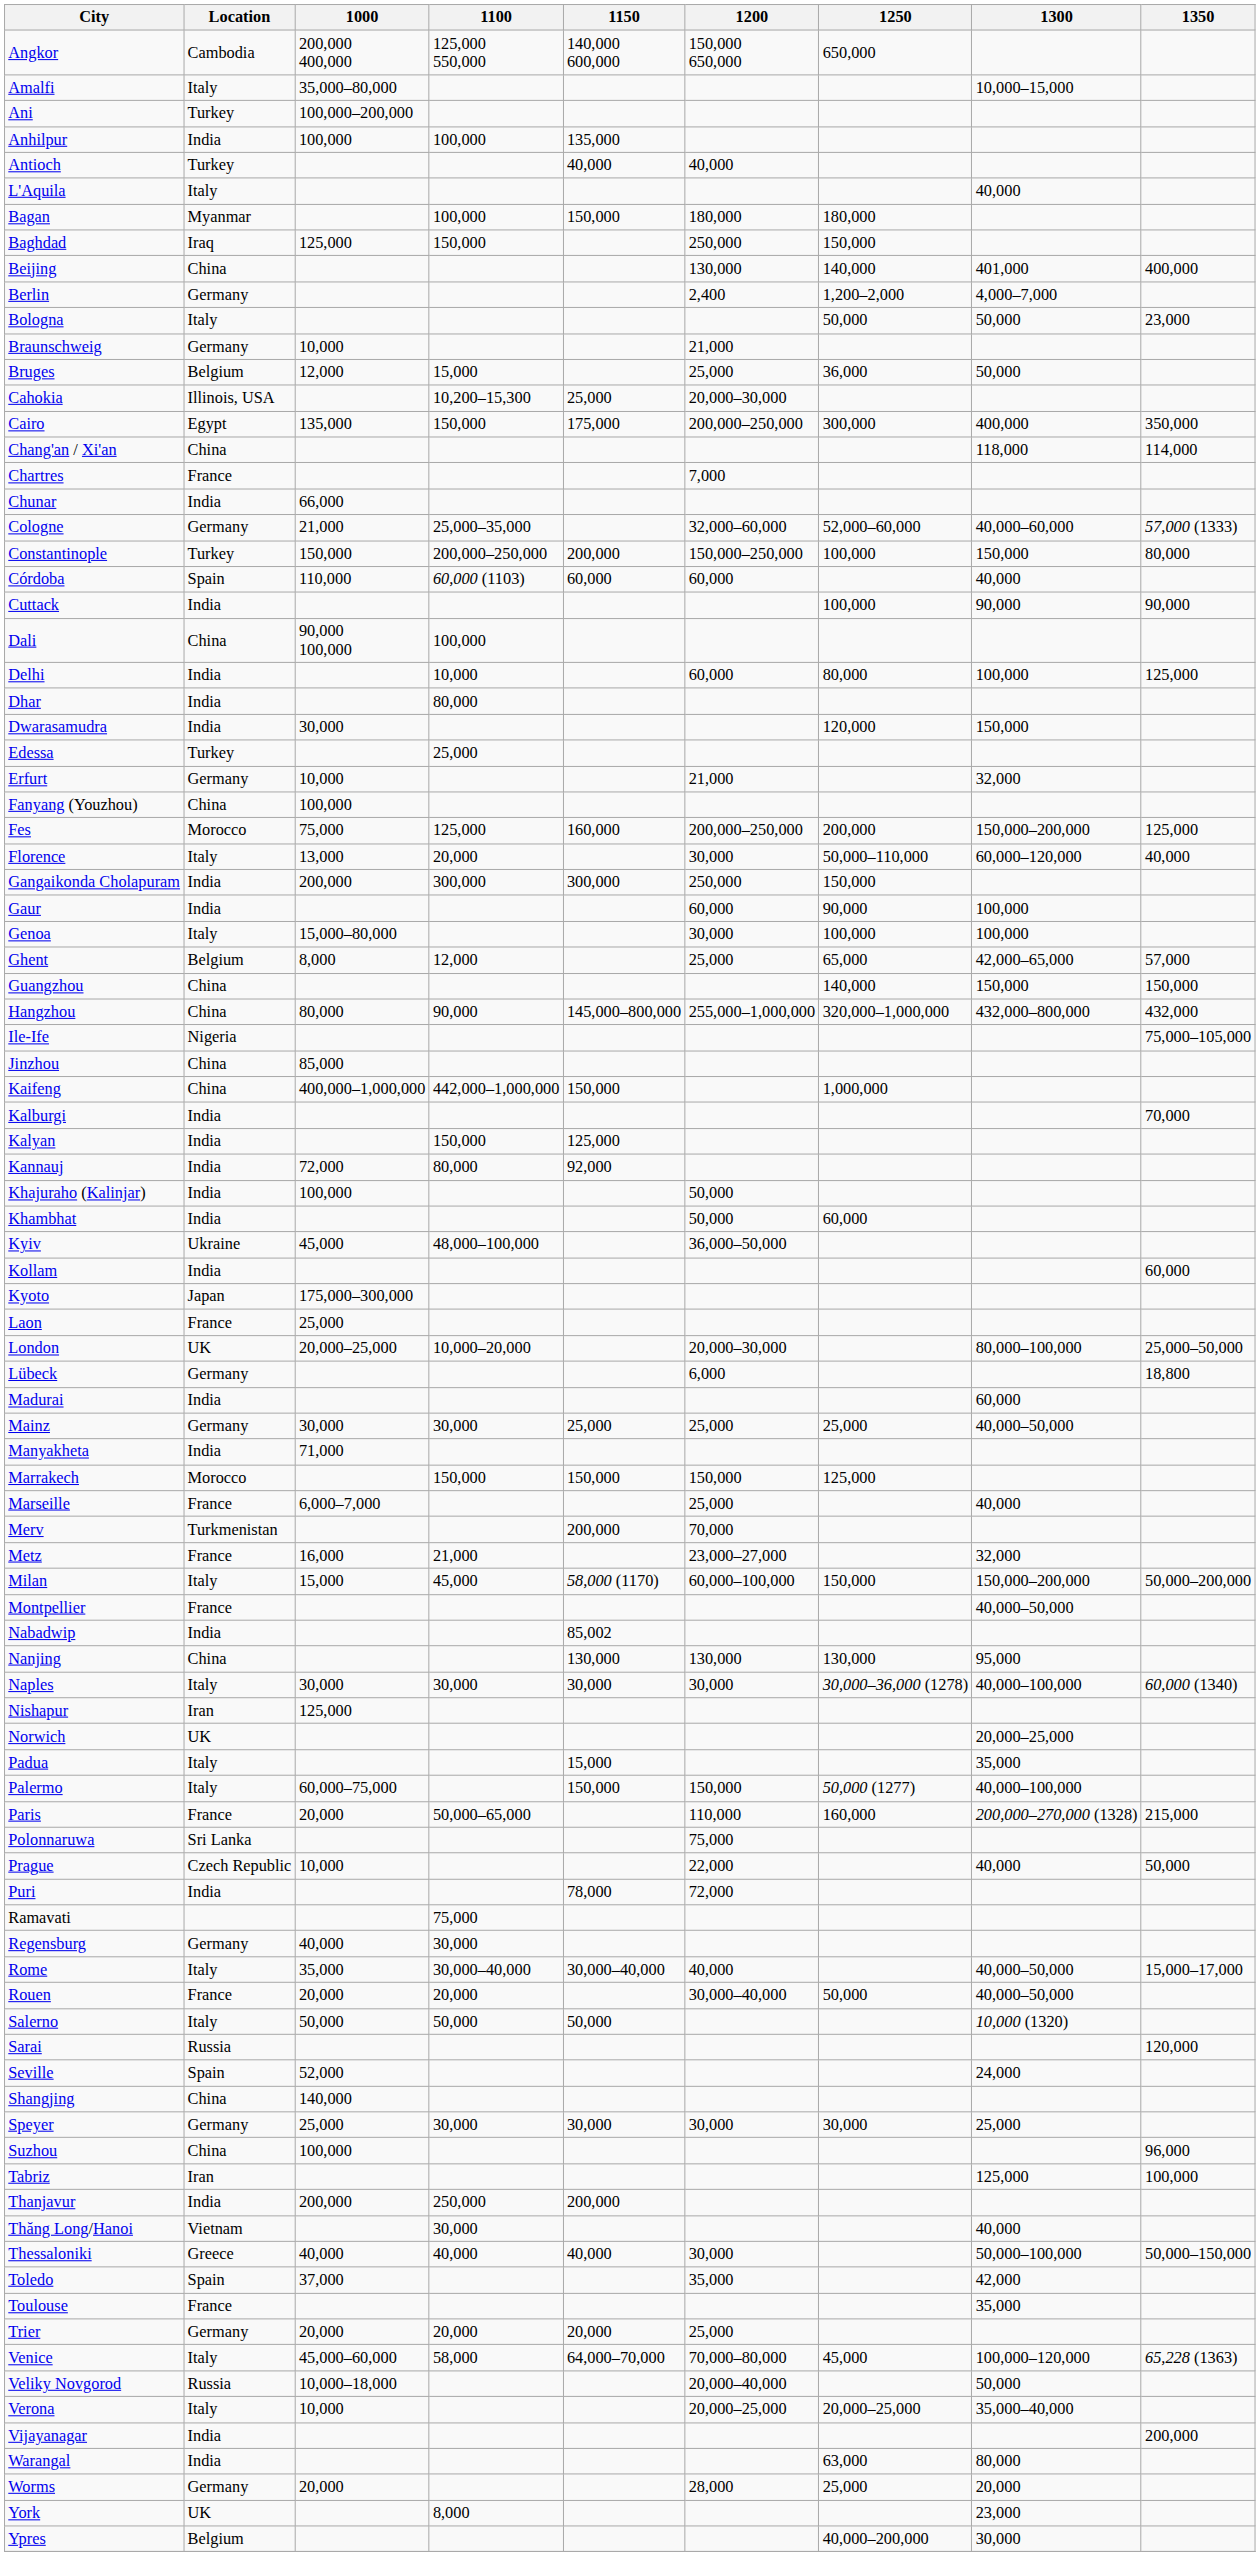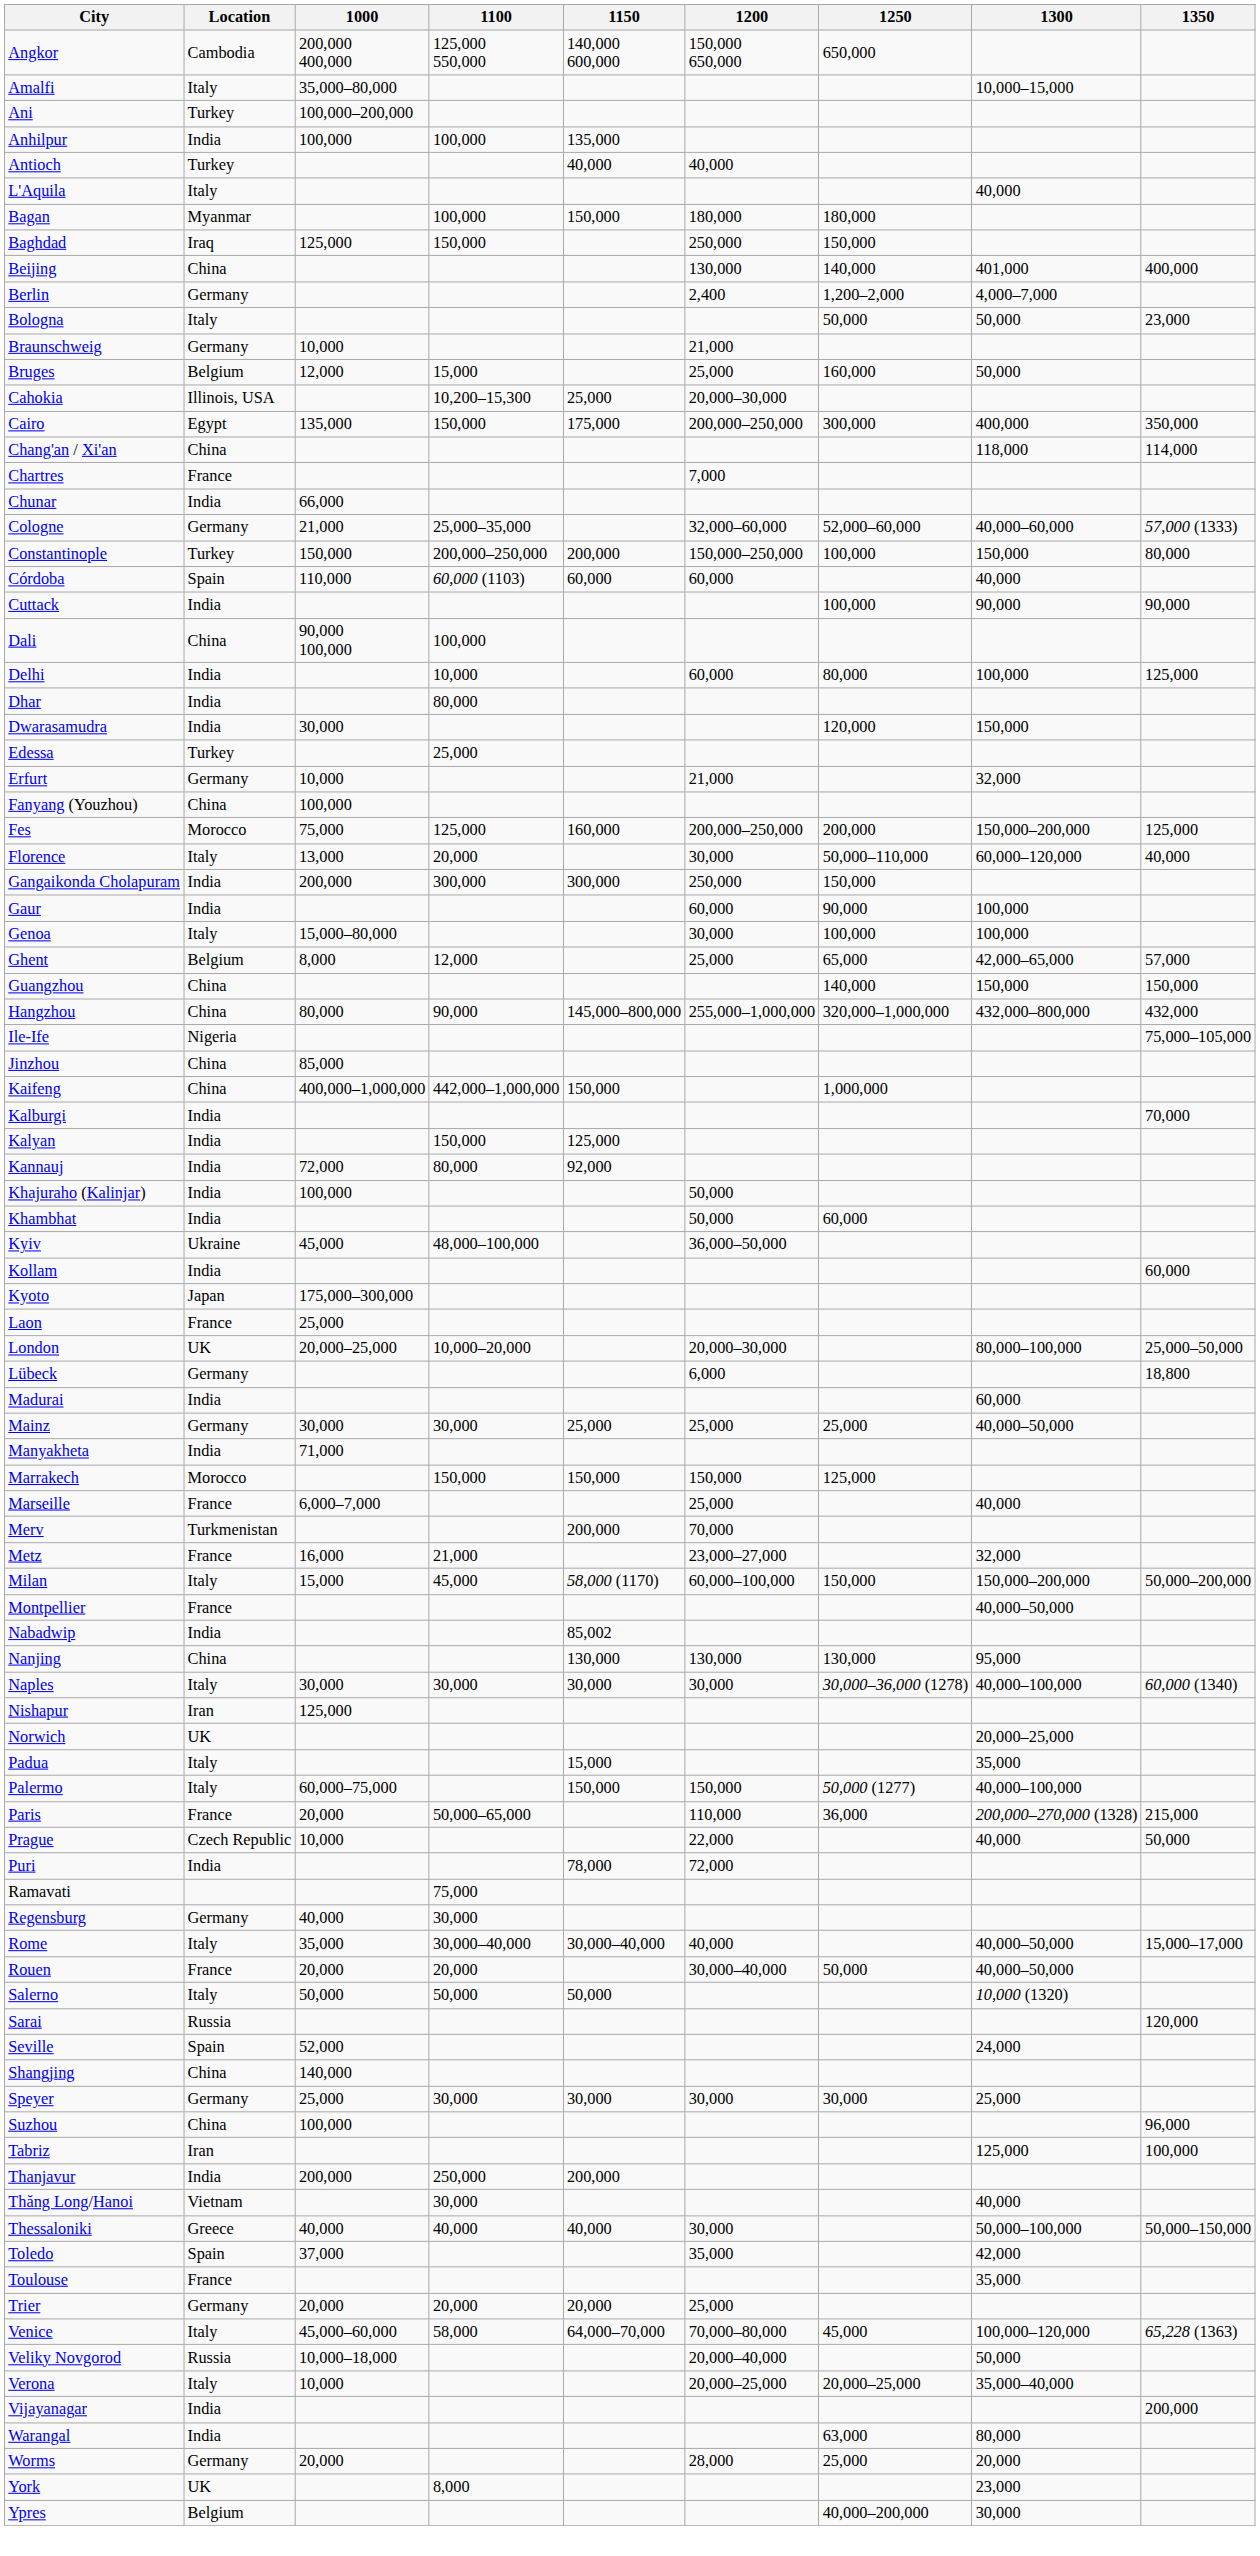(845, 372) 36,000 -> (849, 372) 160,000
(849, 1814) 160,000 -> (845, 1814) 36,000
- row: (51, 1840)
